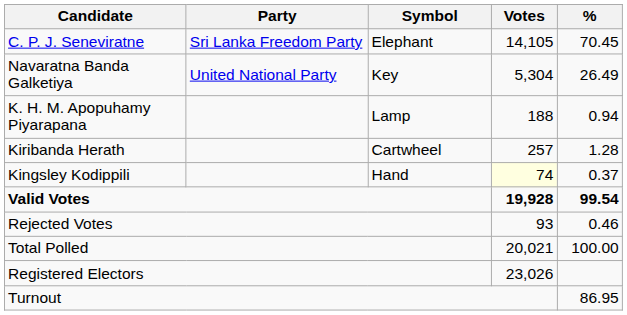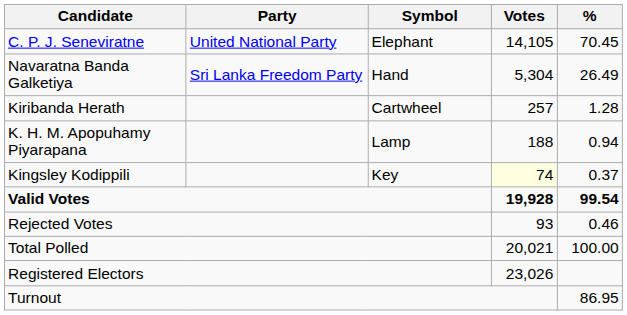(276, 41) Sri Lanka Freedom Party -> (263, 41) United National Party
(263, 74) United National Party -> (276, 74) Sri Lanka Freedom Party
(385, 74) Key -> (390, 74) Hand
rows swapped: (66, 150) <-> (79, 116)
(390, 174) Hand -> (385, 174) Key
